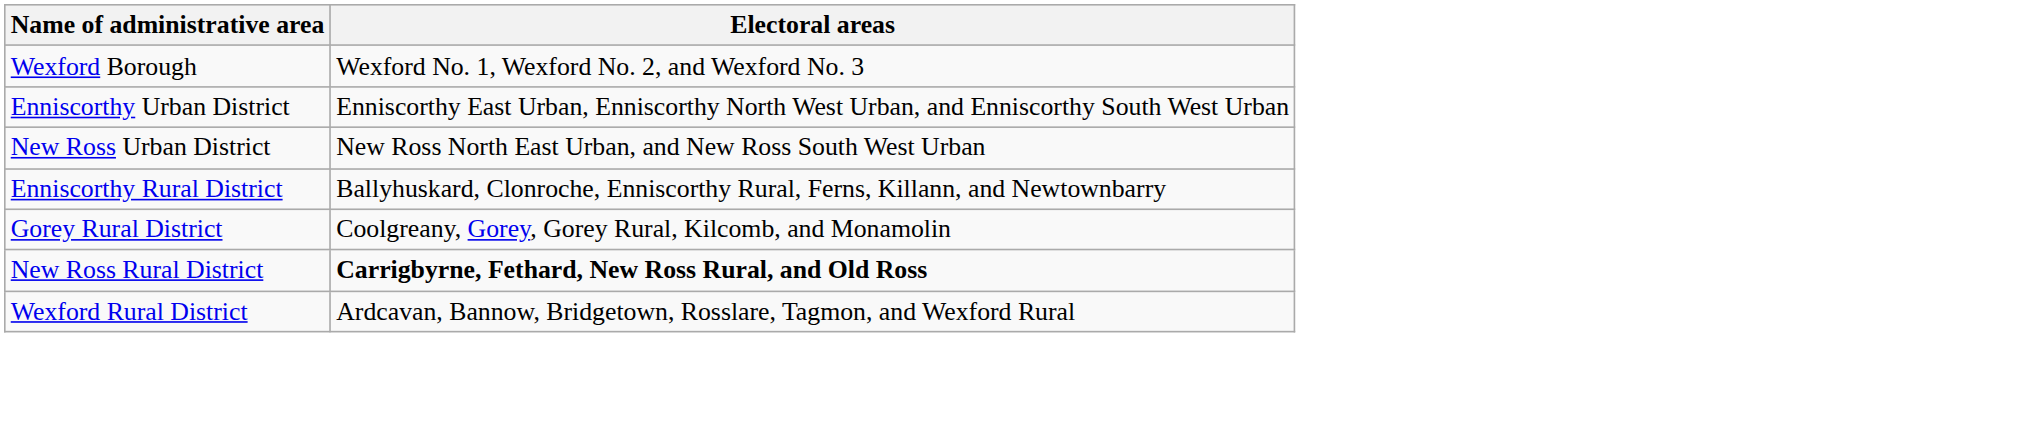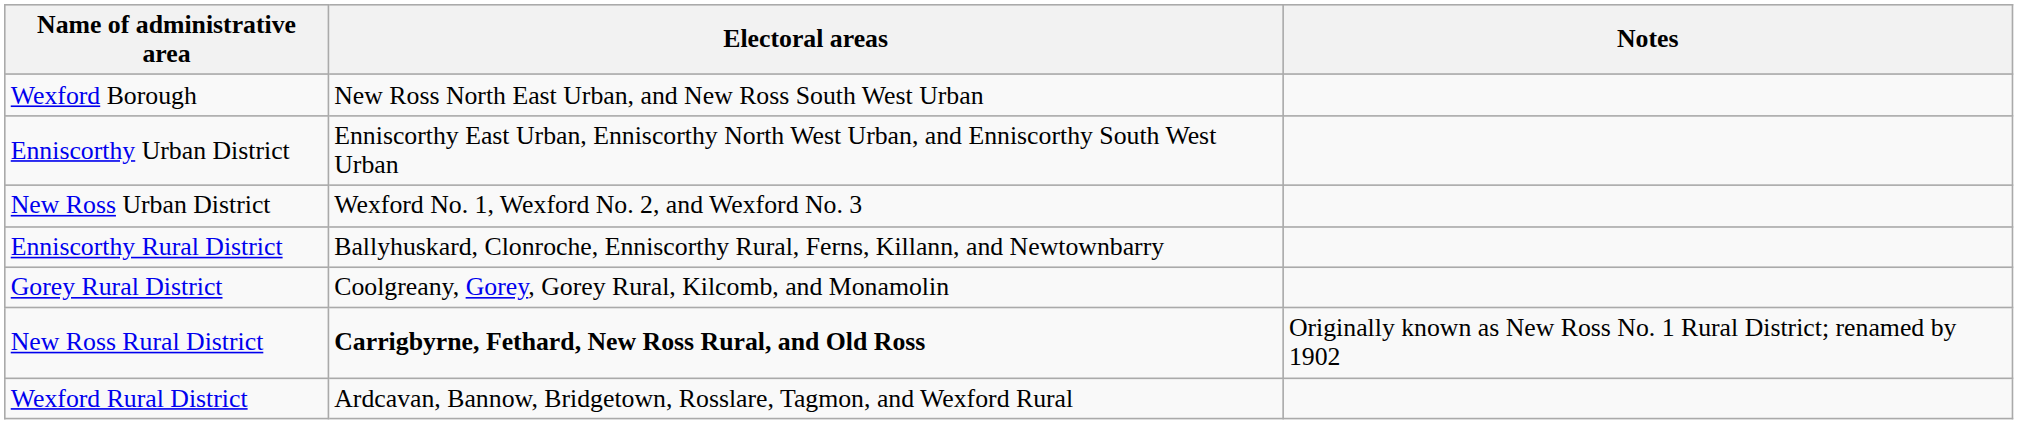+ column: (1648, 39)
(600, 65) Wexford No. 1, Wexford No. 2, and Wexford No. 3 -> (659, 94) New Ross North East Urban, and New Ross South West Urban
(661, 147) New Ross North East Urban, and New Ross South West Urban -> (598, 205) Wexford No. 1, Wexford No. 2, and Wexford No. 3
